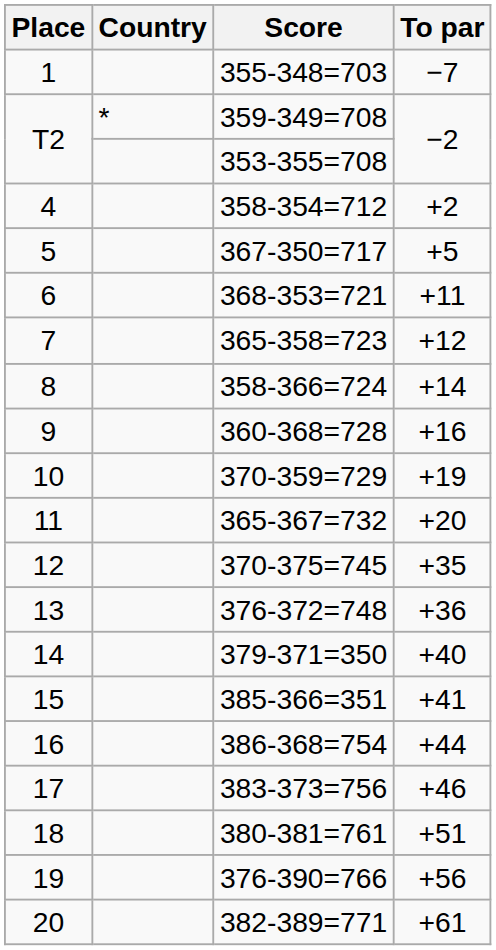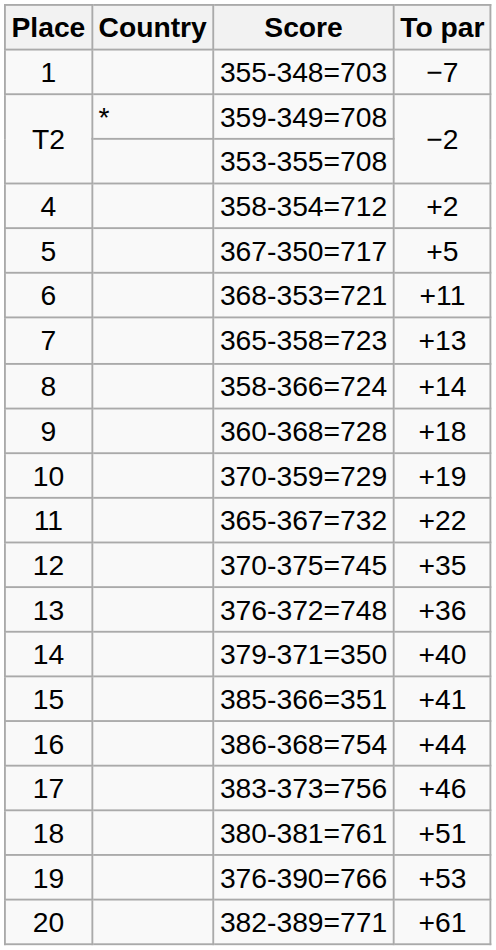(442, 341) +12 -> (442, 341) +13
(442, 430) +16 -> (442, 430) +18
(442, 520) +20 -> (442, 520) +22
(442, 878) +56 -> (442, 878) +53
